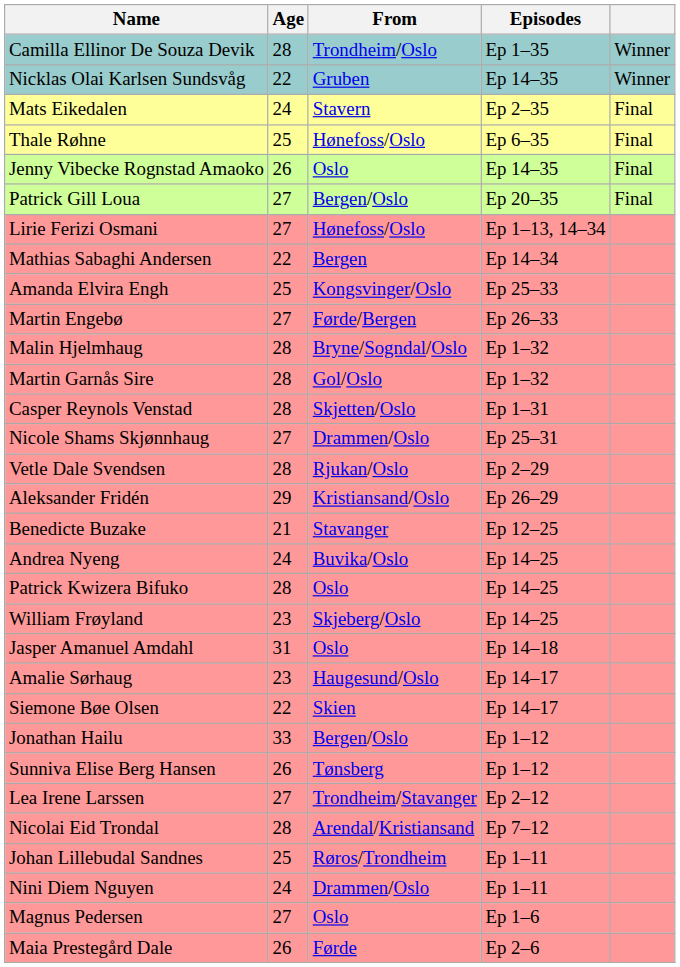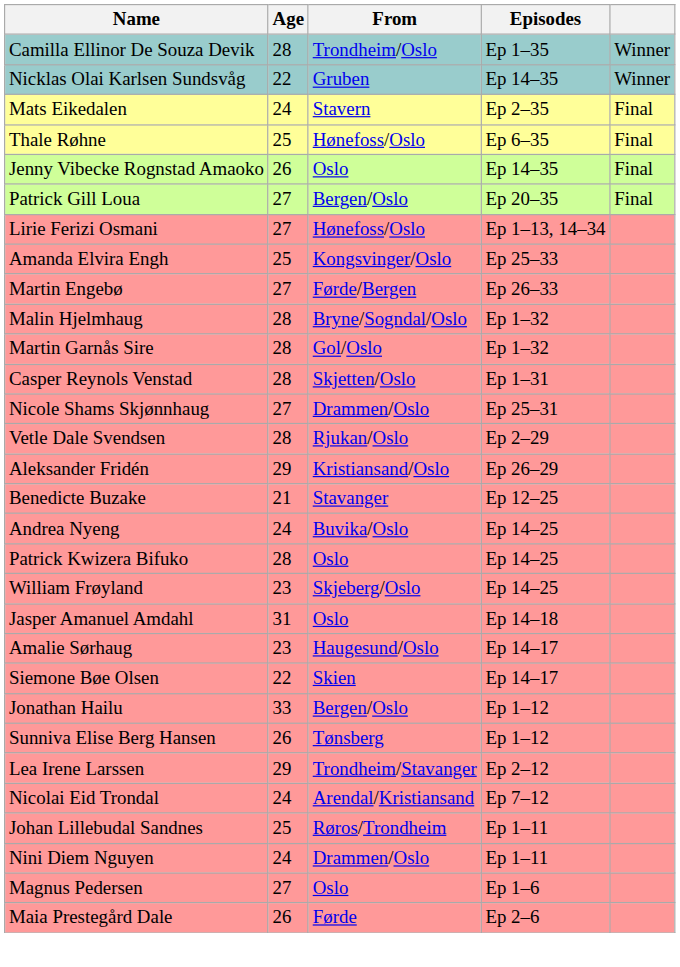- row: (110, 259)
(282, 797) 27 -> (282, 768) 29
(282, 827) 28 -> (282, 797) 24
